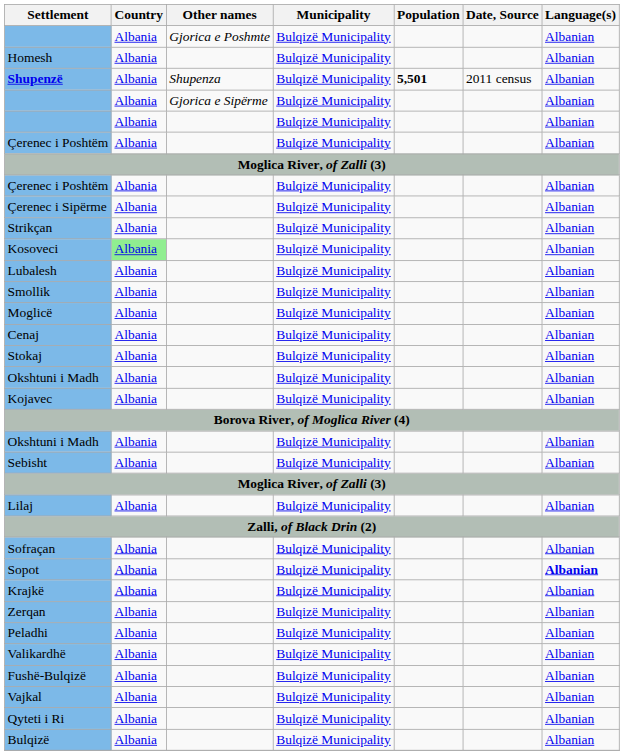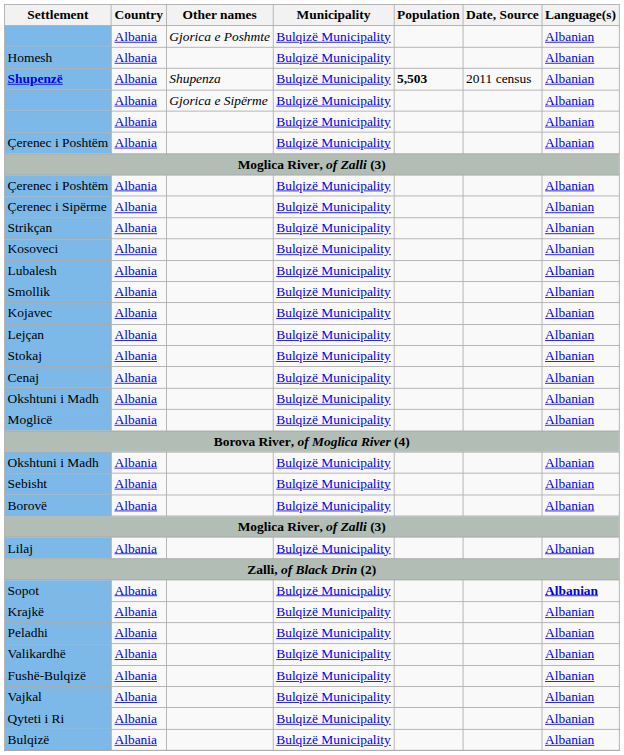(412, 79) 5,501 -> (412, 79) 5,503
(136, 249) lightgreen background -> (136, 249) no background
rows swapped: (30, 398) <-> (30, 313)
+ row: (26, 334)
rows swapped: (25, 356) <-> (23, 334)
+ row: (27, 505)
- row: (31, 548)
- row: (27, 611)
